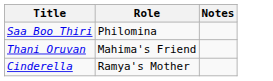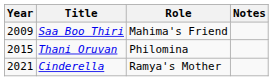+ column: (20, 13)
(127, 31) Philomina -> (178, 31) Mahima's Friend
(147, 49) Mahima's Friend -> (159, 49) Philomina
